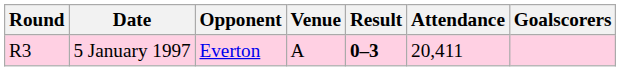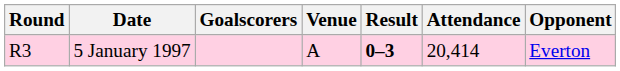columns swapped: (241, 19) <-> (563, 19)
(437, 50) 20,411 -> (453, 50) 20,414
